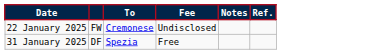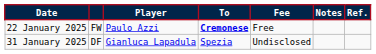+ column: (151, 12)
(130, 27) normal -> (224, 27) bold
(187, 27) Undisclosed -> (263, 27) Free
(168, 42) Free -> (282, 42) Undisclosed
